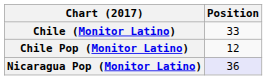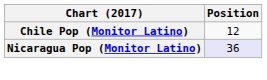- row: (104, 31)
